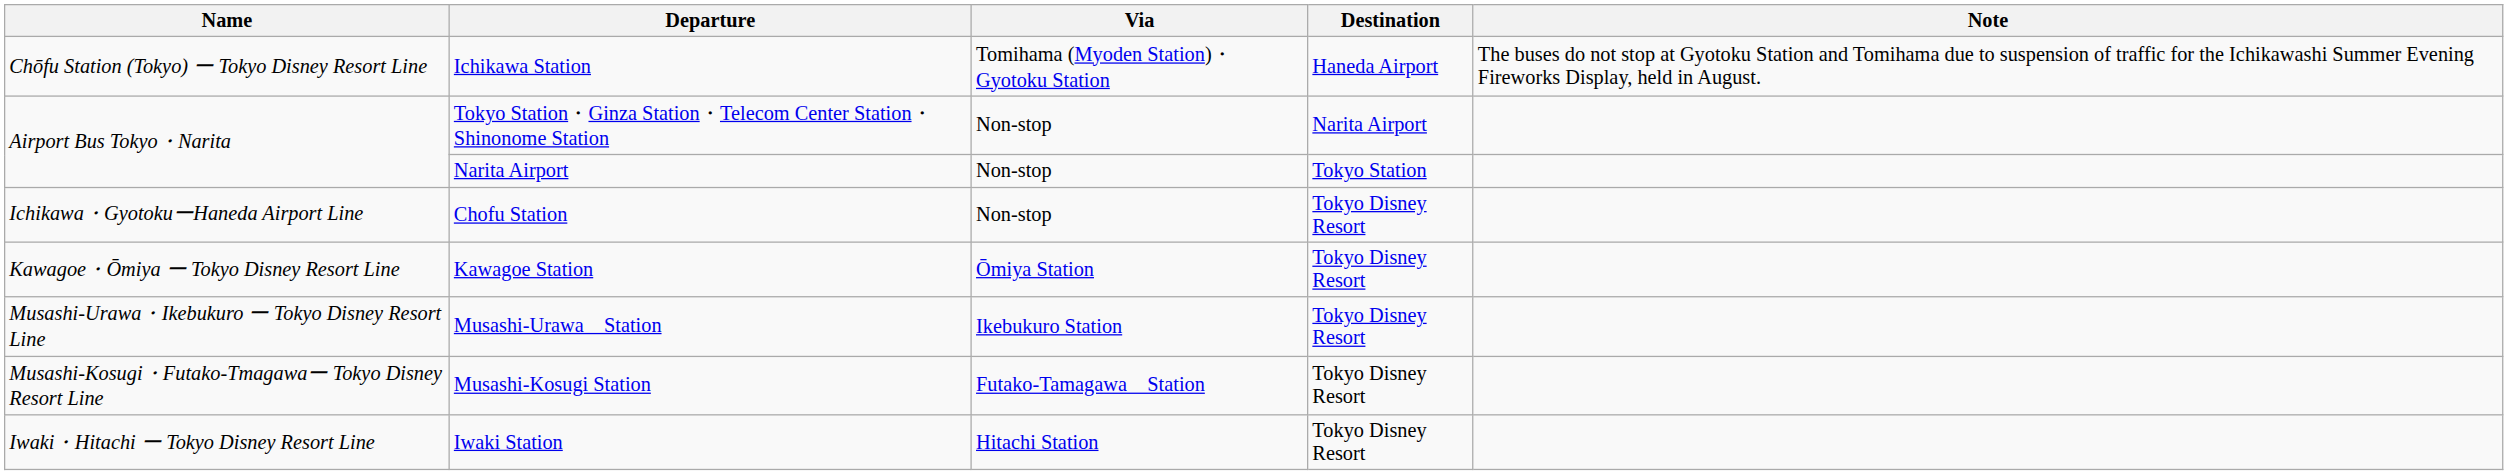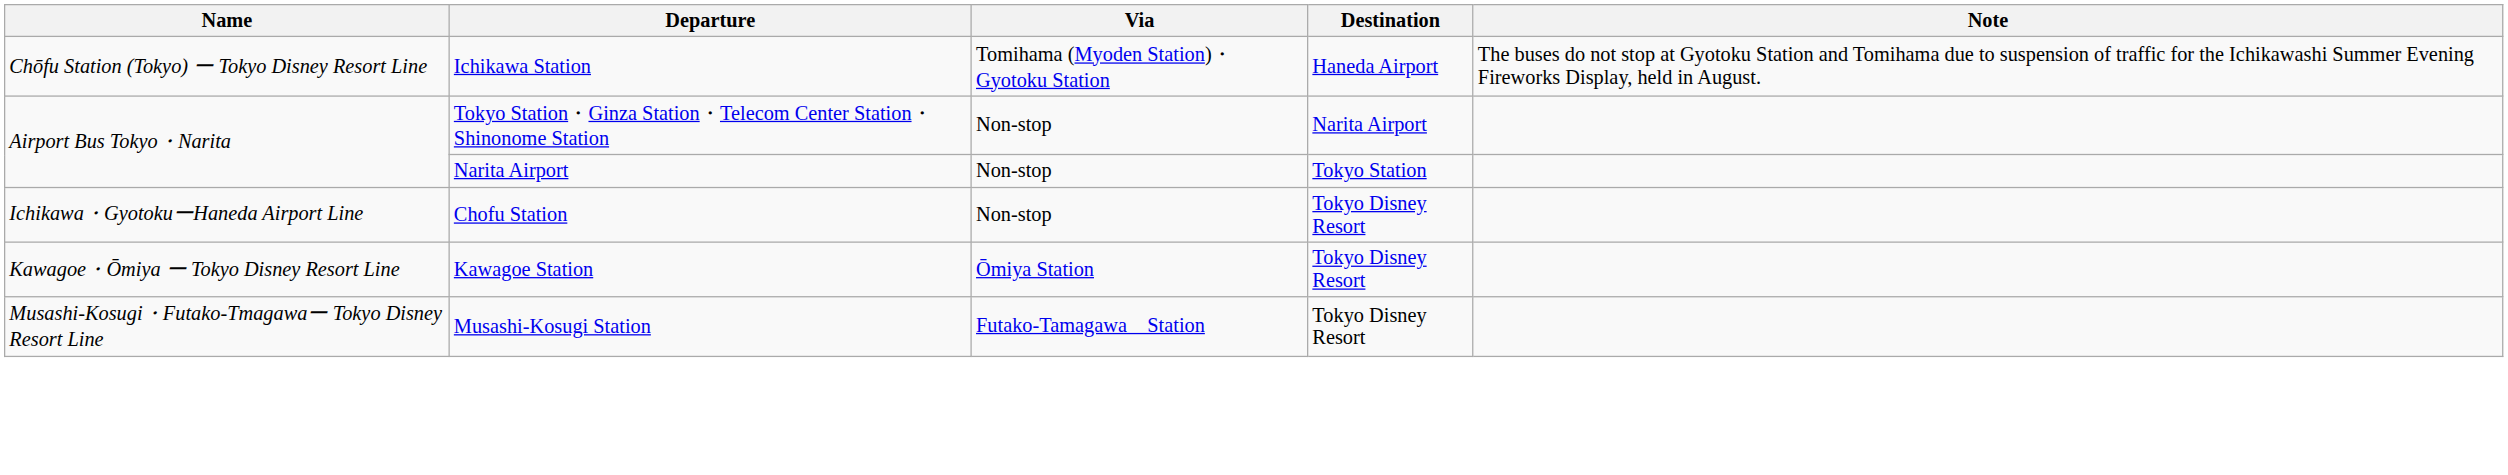- row: (558, 325)
- row: (508, 442)
